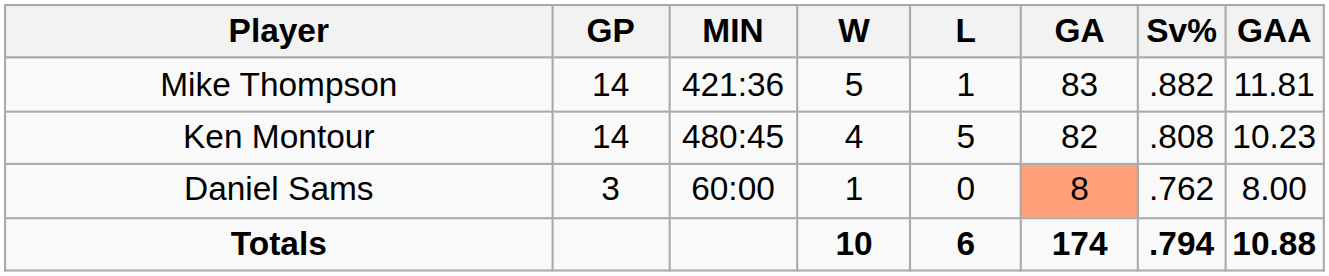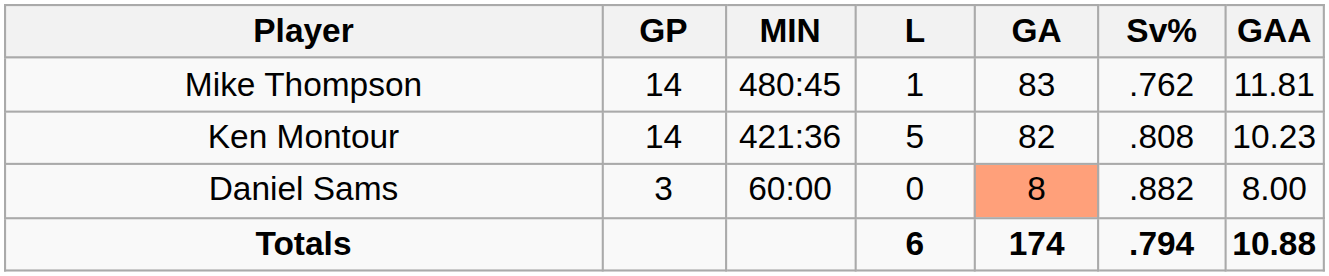- column: (854, 31)
(733, 84) 421:36 -> (790, 84) 480:45
(1182, 84) .882 -> (1162, 84) .762
(733, 137) 480:45 -> (790, 137) 421:36
(1182, 190) .762 -> (1162, 190) .882
